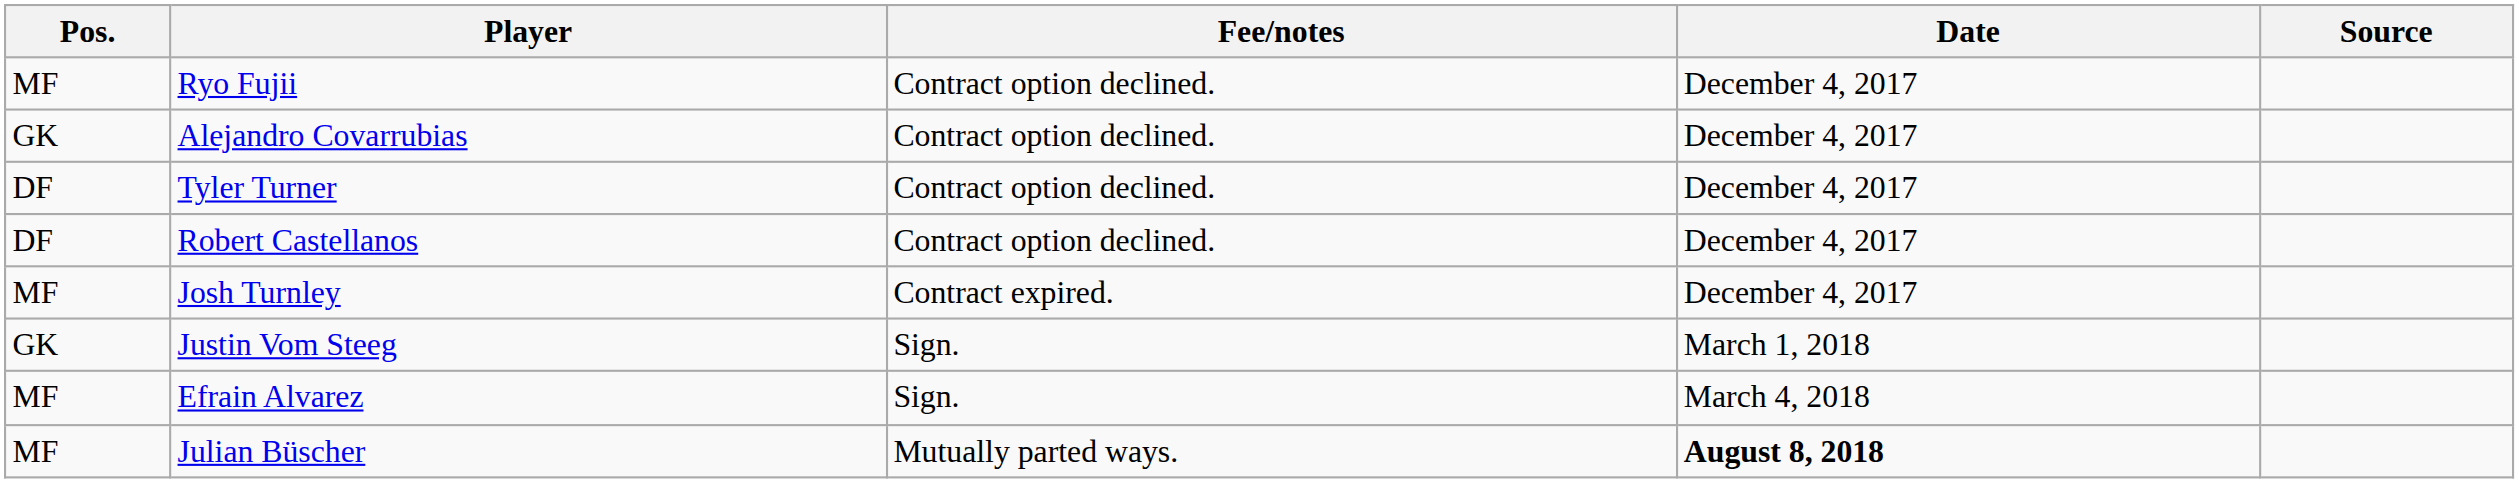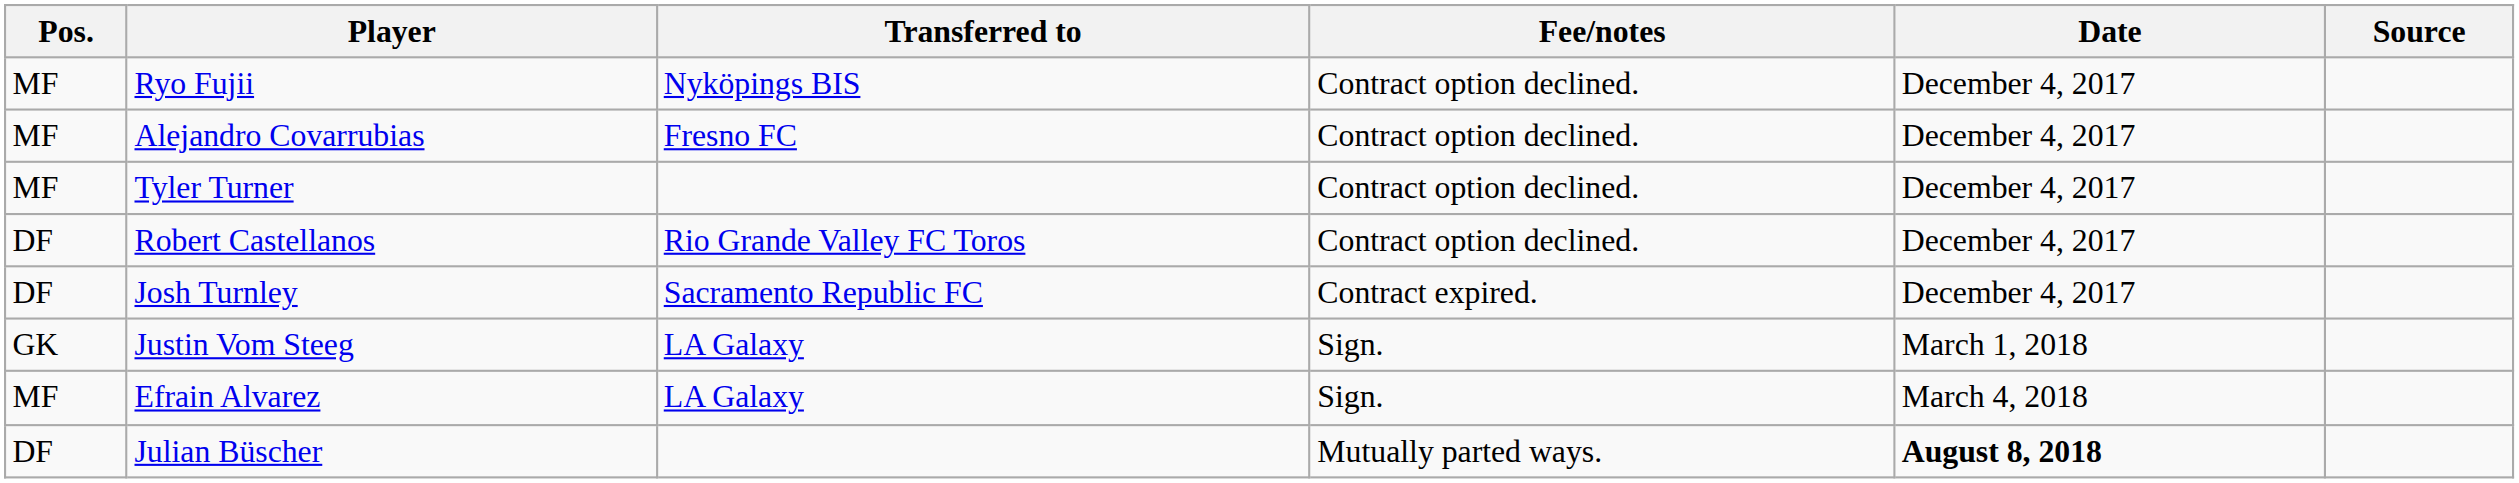+ column: (983, 30)
(35, 135) GK -> (35, 135) MF
(33, 188) DF -> (35, 188) MF
(35, 292) MF -> (33, 292) DF
(35, 449) MF -> (33, 449) DF
